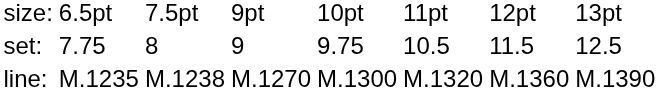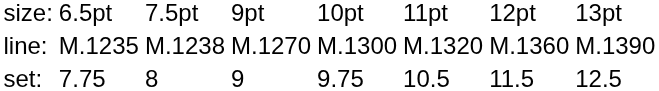rows swapped: (23, 45) <-> (26, 78)
